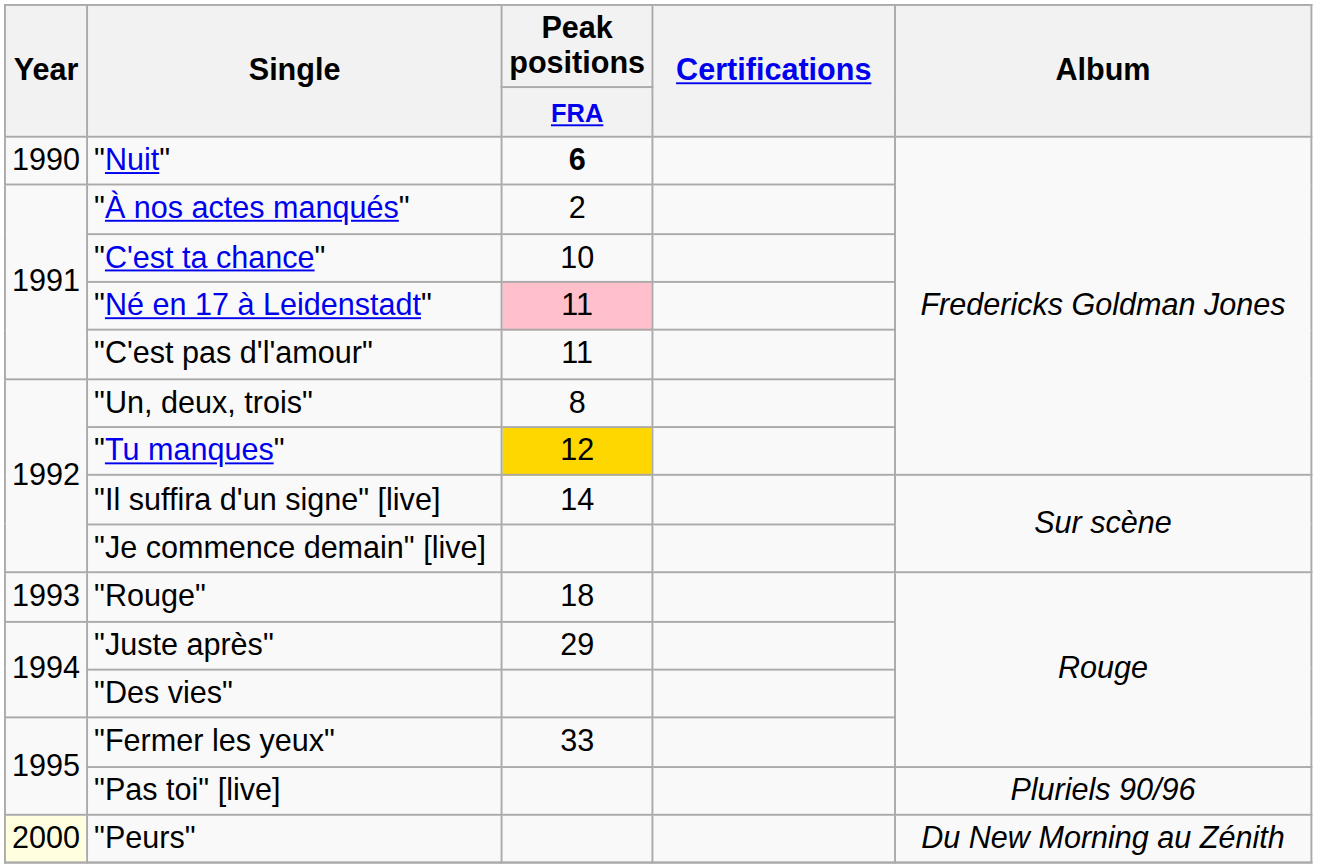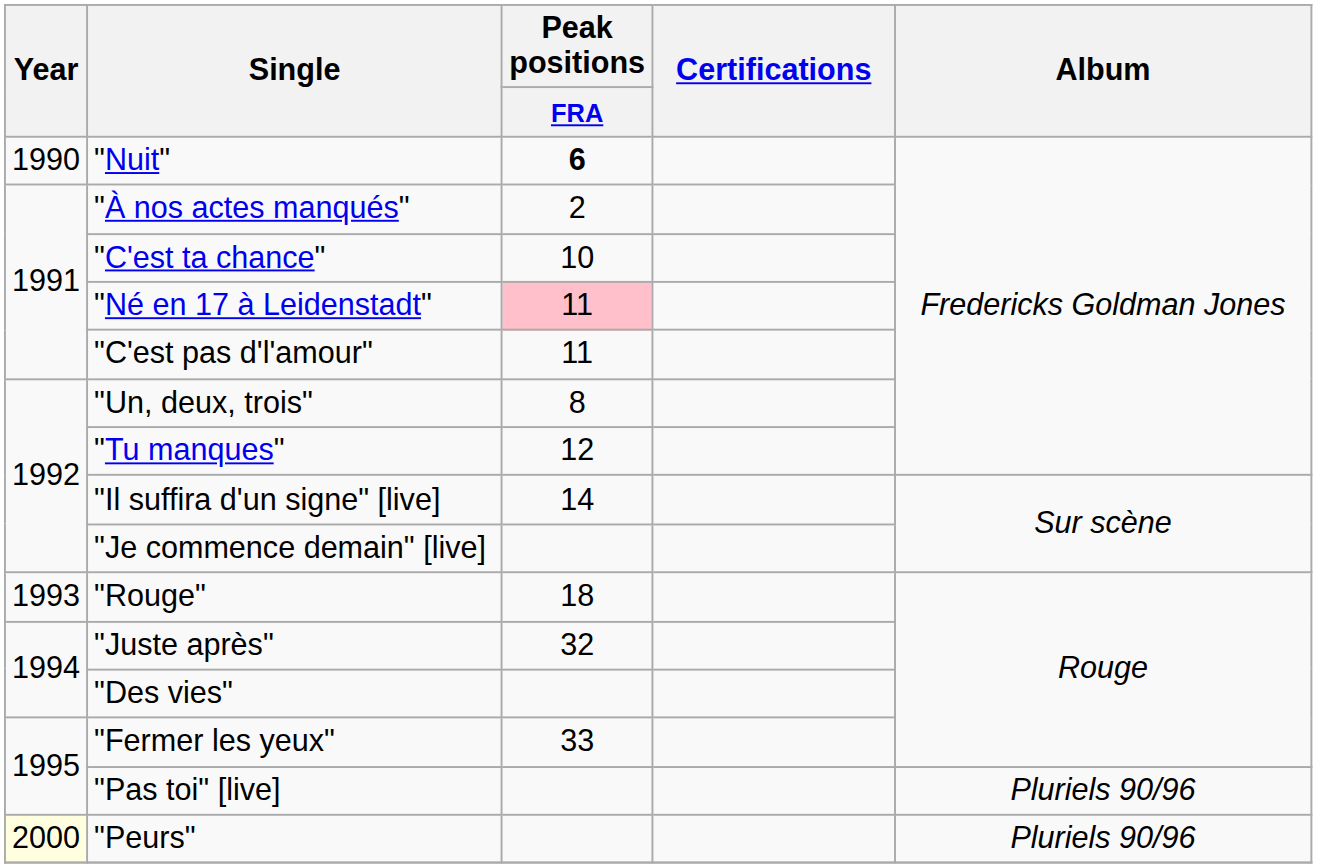(577, 450) gold background -> (577, 450) no background
(577, 644) 29 -> (577, 644) 32
(1103, 838) Du New Morning au Zénith -> (1103, 838) Pluriels 90/96
